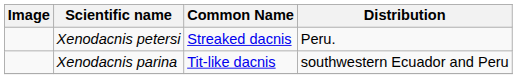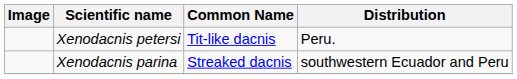(239, 39) Streaked dacnis -> (231, 39) Tit-like dacnis
(231, 62) Tit-like dacnis -> (239, 62) Streaked dacnis
